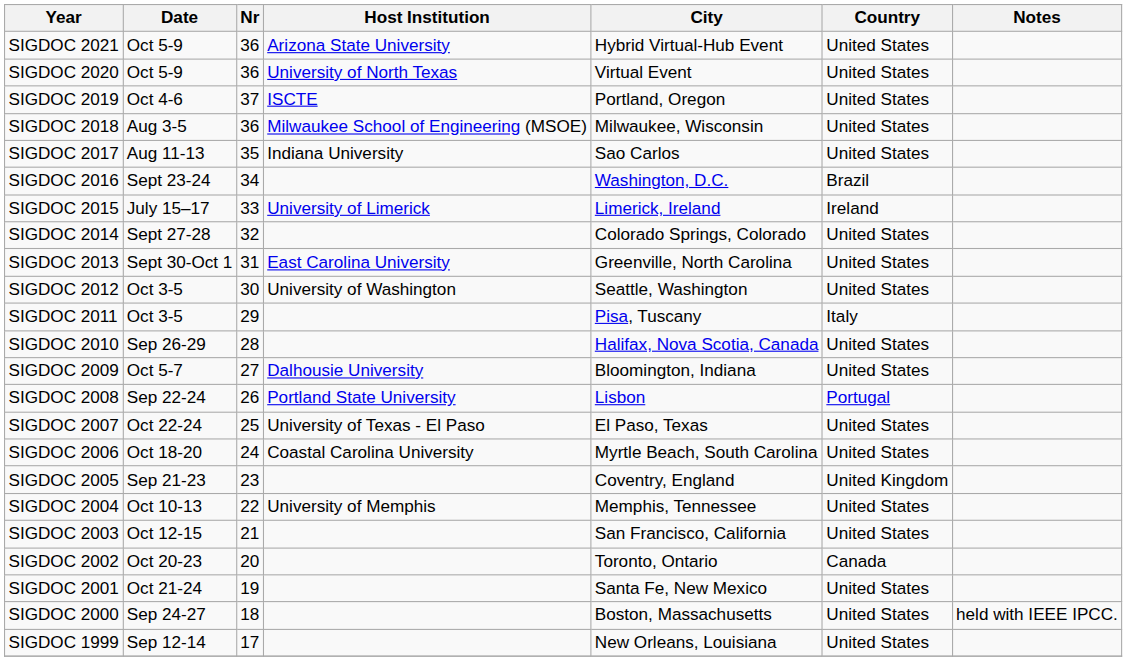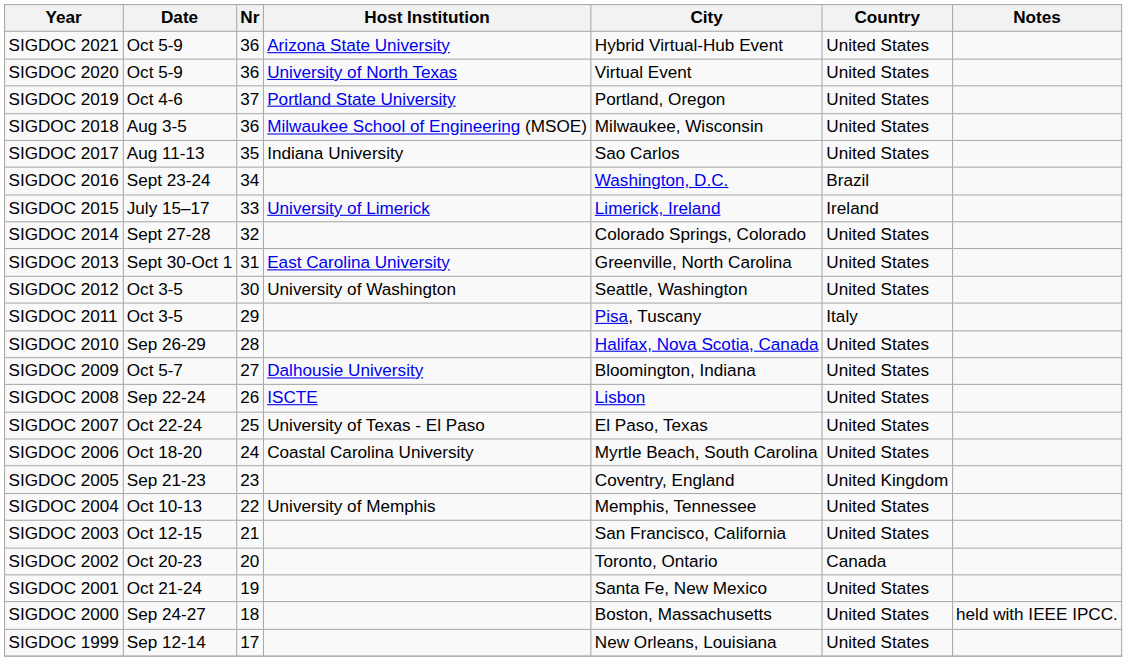(292, 99) ISCTE -> (361, 99) Portland State University
(361, 398) Portland State University -> (292, 398) ISCTE
(858, 398) Portugal -> (878, 398) United States
